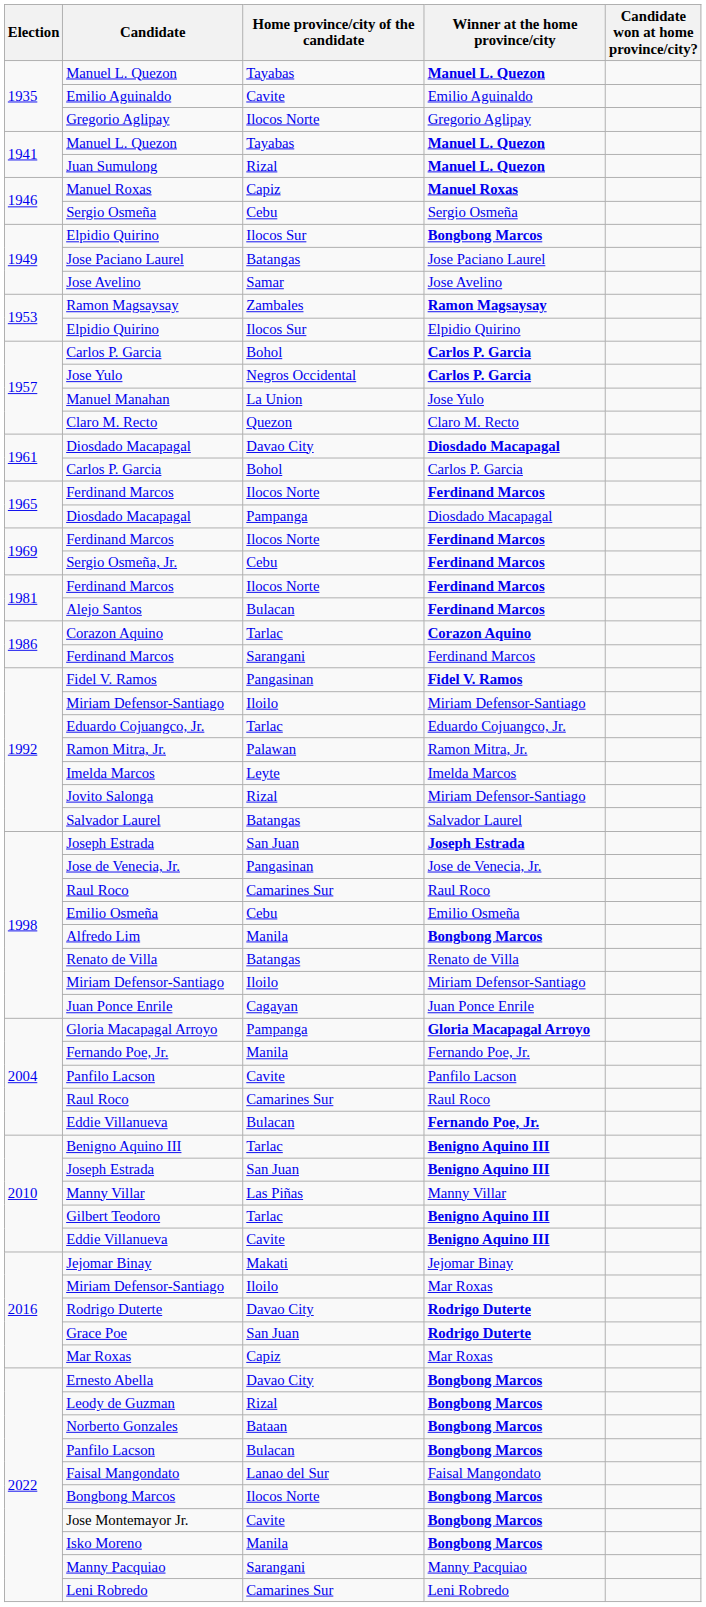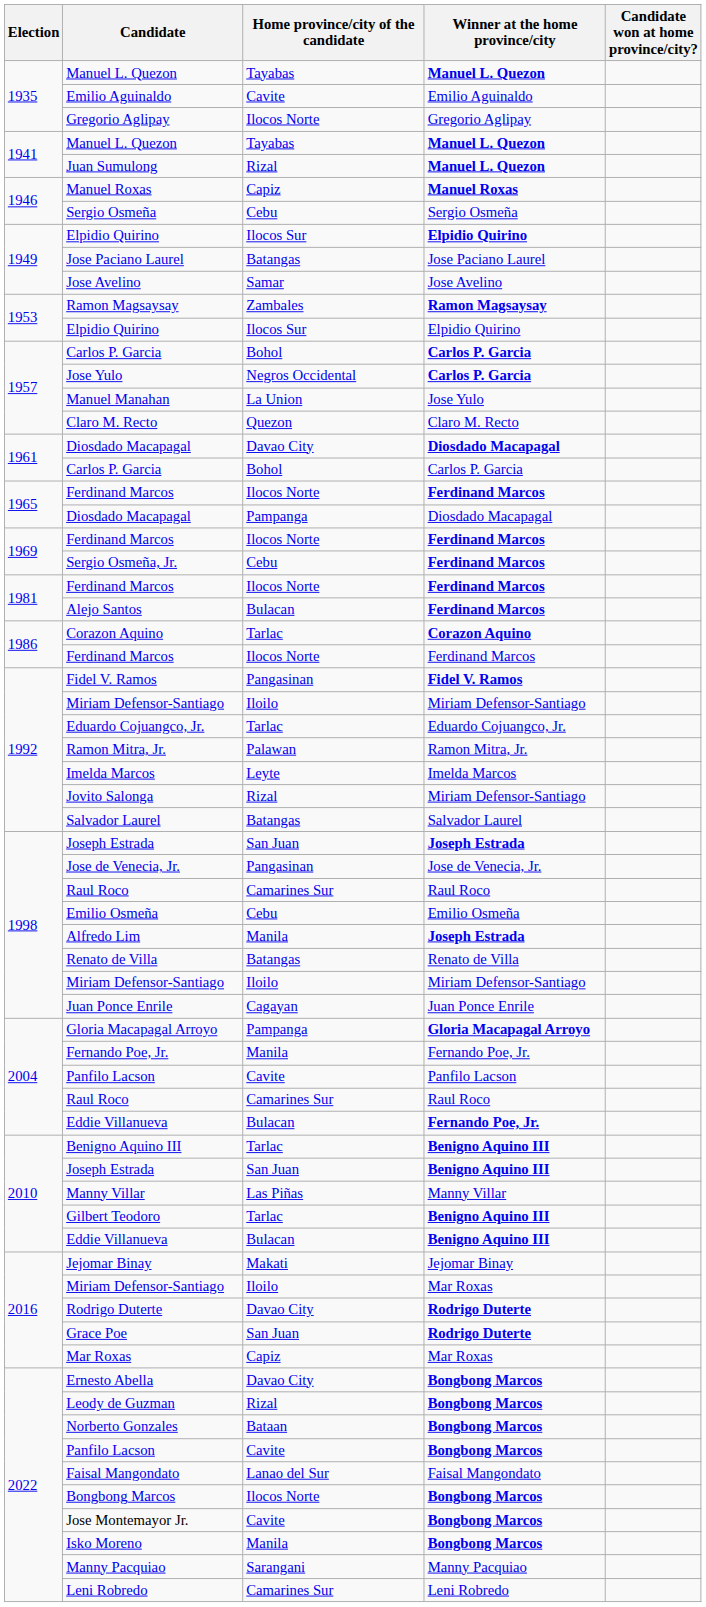(485, 236) Bongbong Marcos -> (477, 236) Elpidio Quirino
(276, 656) Sarangani -> (283, 656) Ilocos Norte
(485, 936) Bongbong Marcos -> (476, 936) Joseph Estrada
(265, 1239) Cavite -> (270, 1239) Bulacan
(270, 1449) Bulacan -> (265, 1449) Cavite
